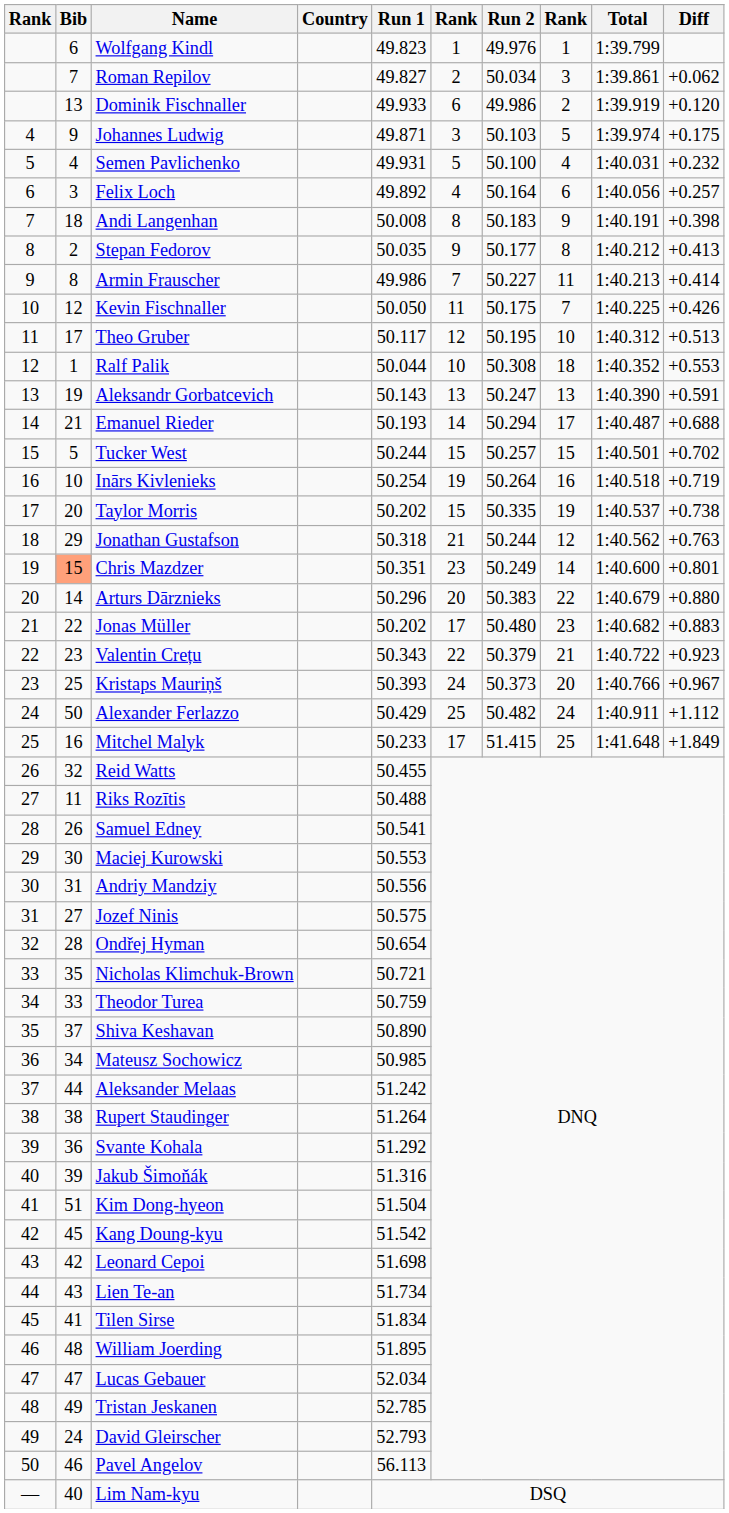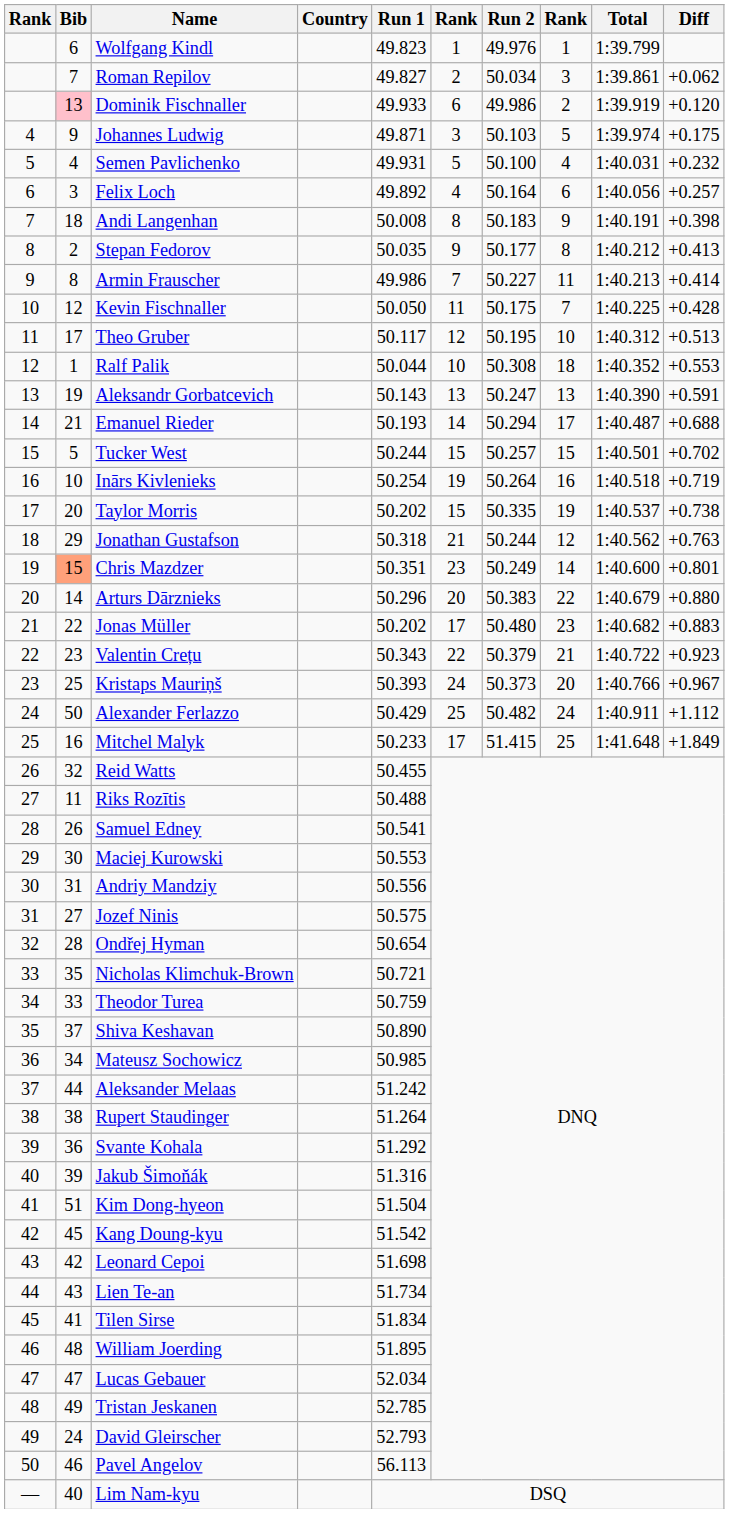(73, 105) no background -> (73, 105) pink background
(694, 308) +0.426 -> (694, 308) +0.428
